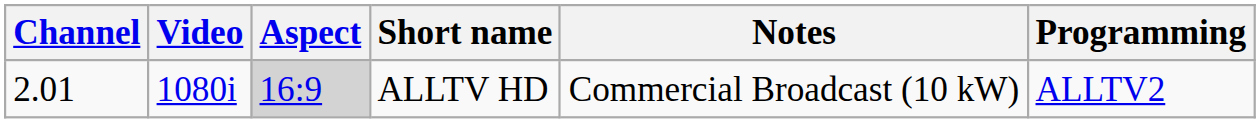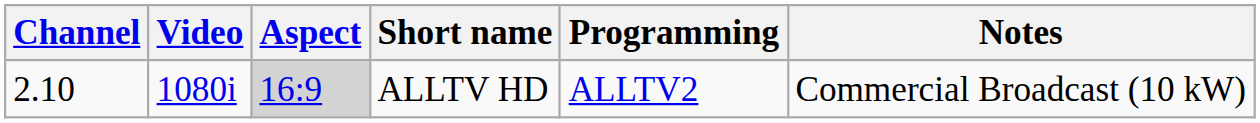columns swapped: (1141, 32) <-> (794, 32)
(44, 88) 2.01 -> (44, 88) 2.10
